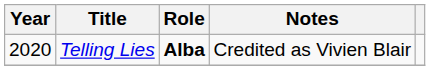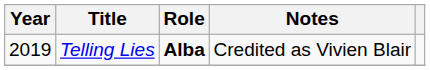(30, 49) 2020 -> (30, 49) 2019
